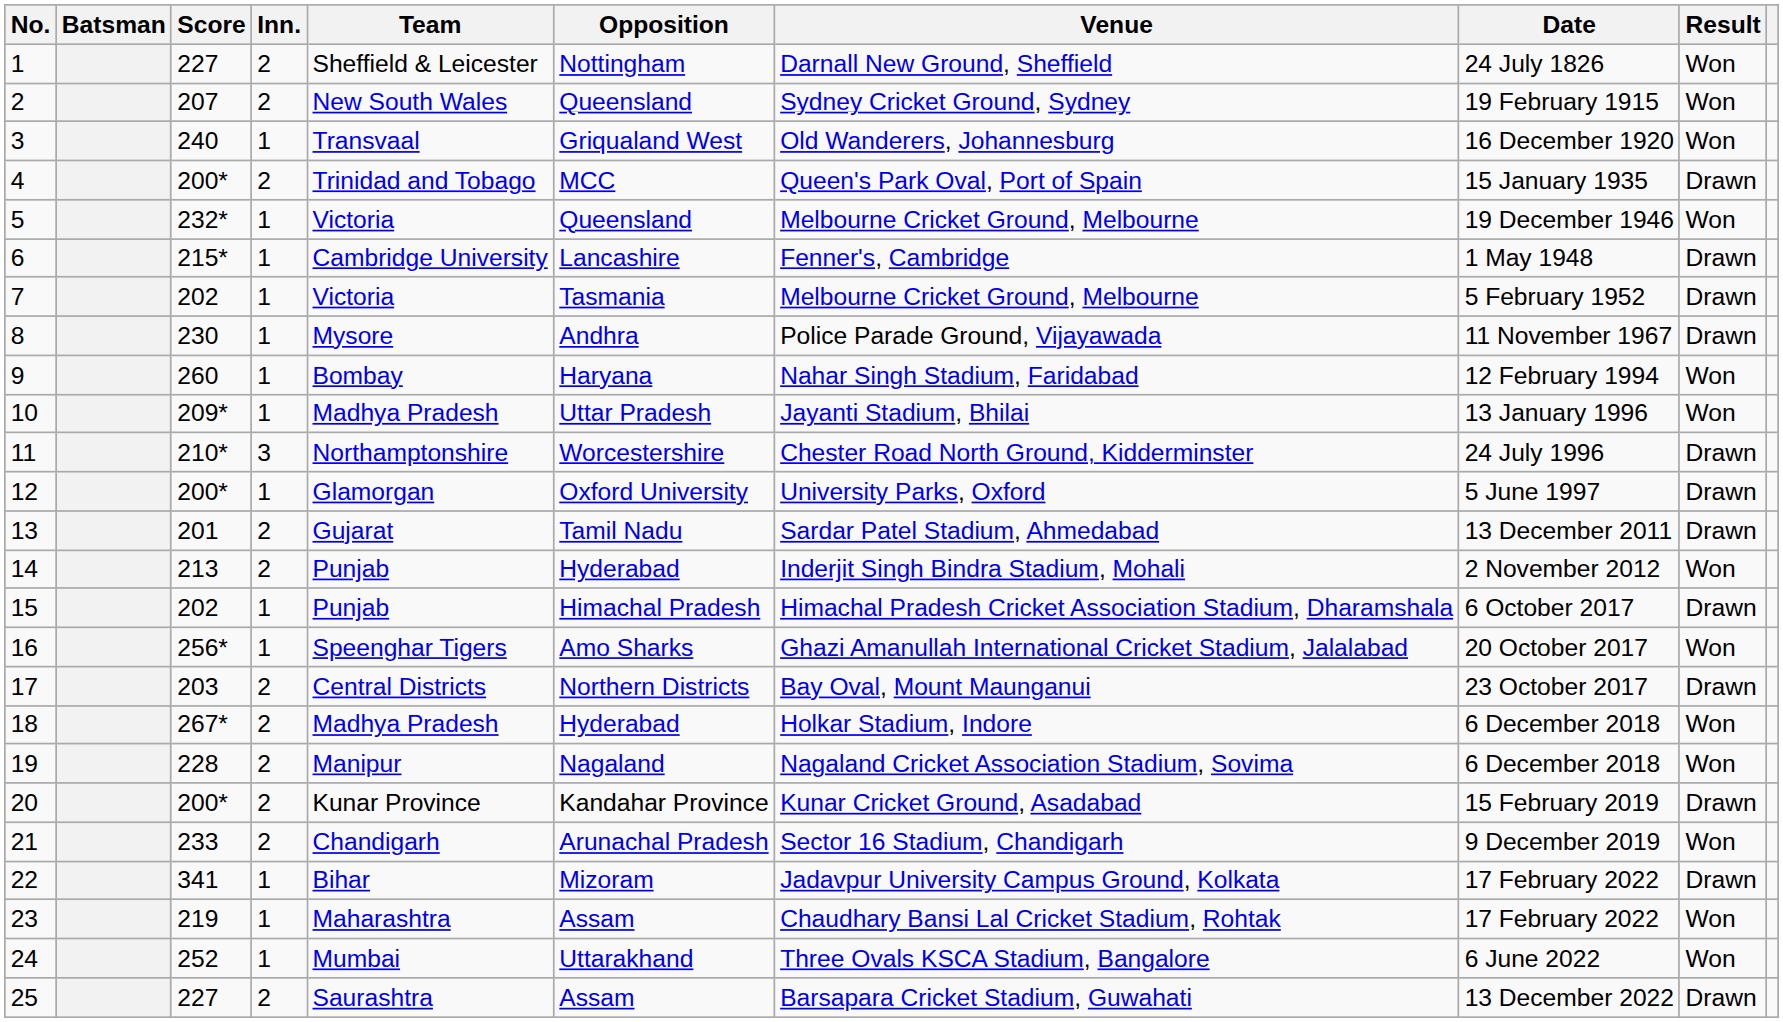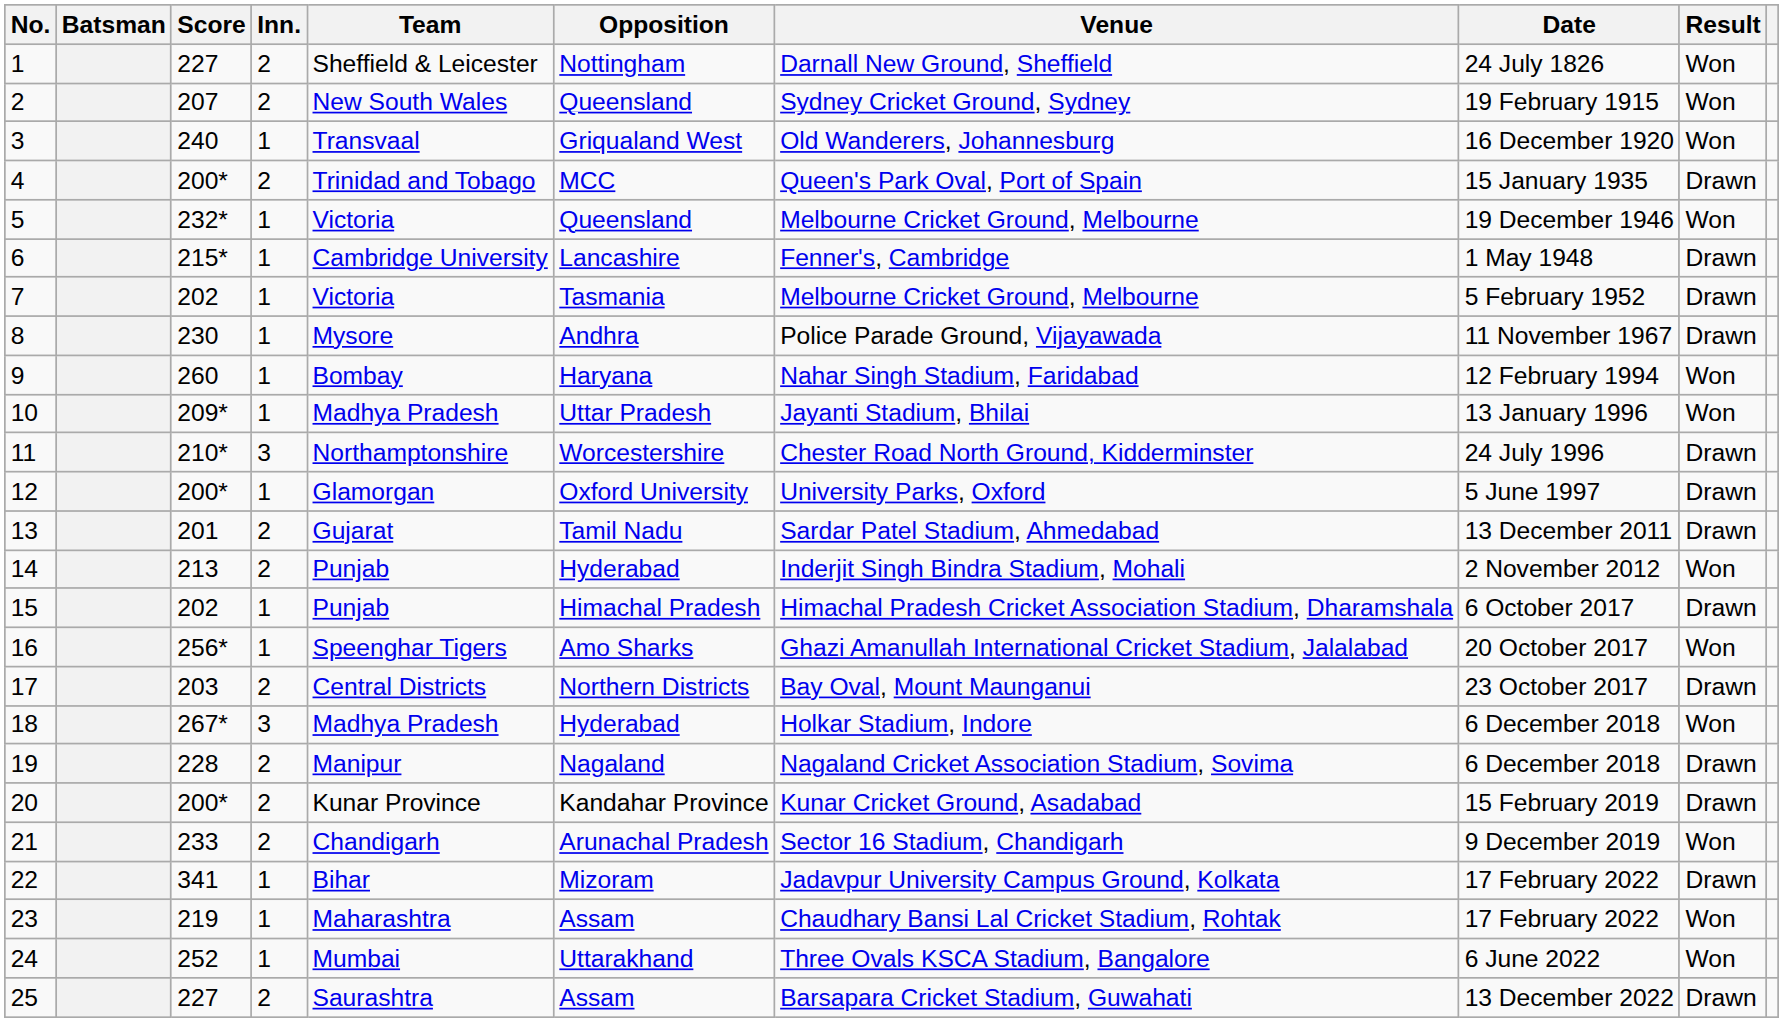(264, 725) 2 -> (264, 725) 3
(1711, 764) Won -> (1721, 764) Drawn
